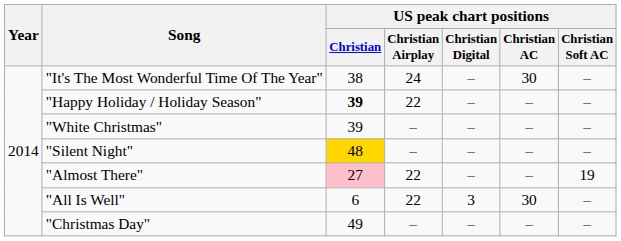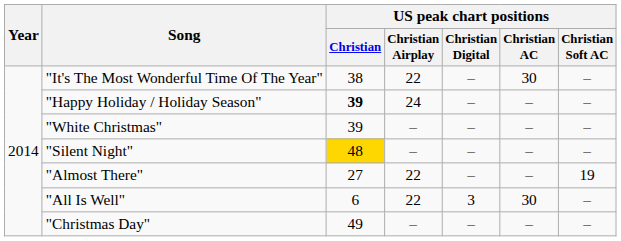(413, 77) 24 -> (413, 77) 22
(413, 102) 22 -> (413, 102) 24
(355, 175) pink background -> (355, 175) no background
